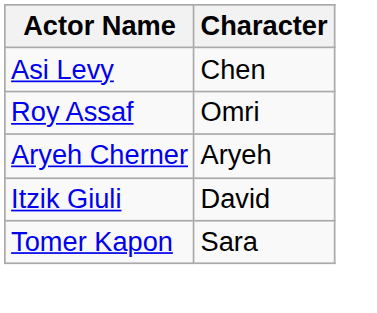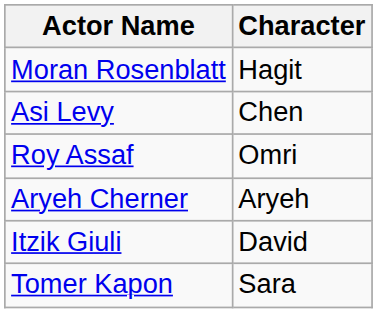+ row: (118, 69)
